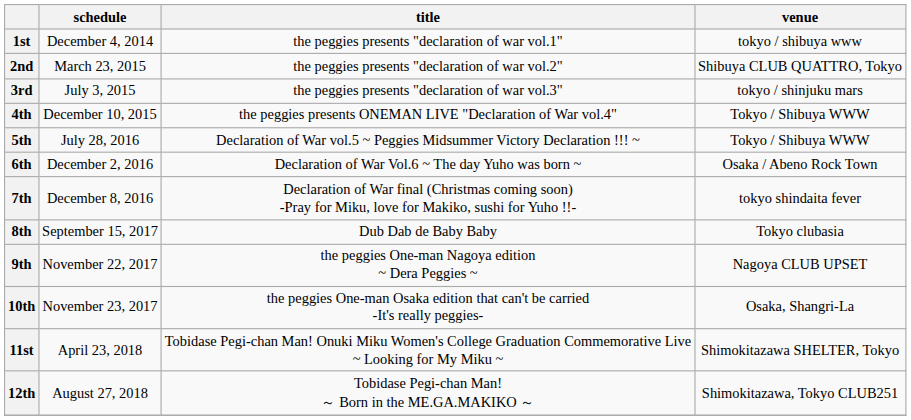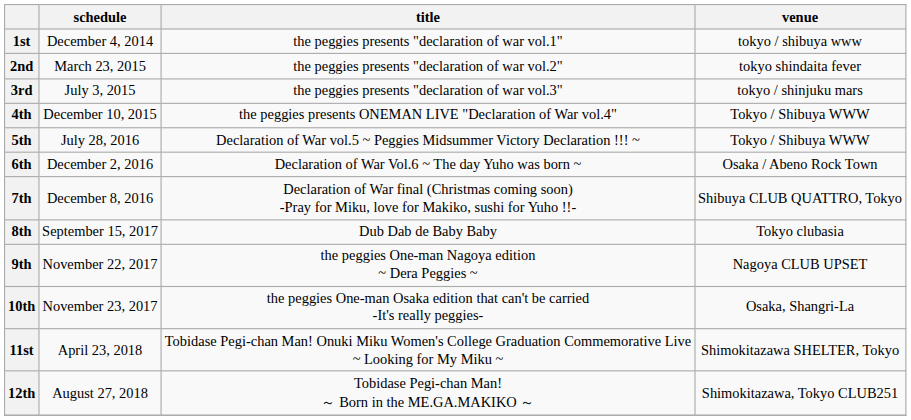(800, 66) Shibuya CLUB QUATTRO, Tokyo -> (800, 66) tokyo shindaita fever
(800, 198) tokyo shindaita fever -> (800, 198) Shibuya CLUB QUATTRO, Tokyo
